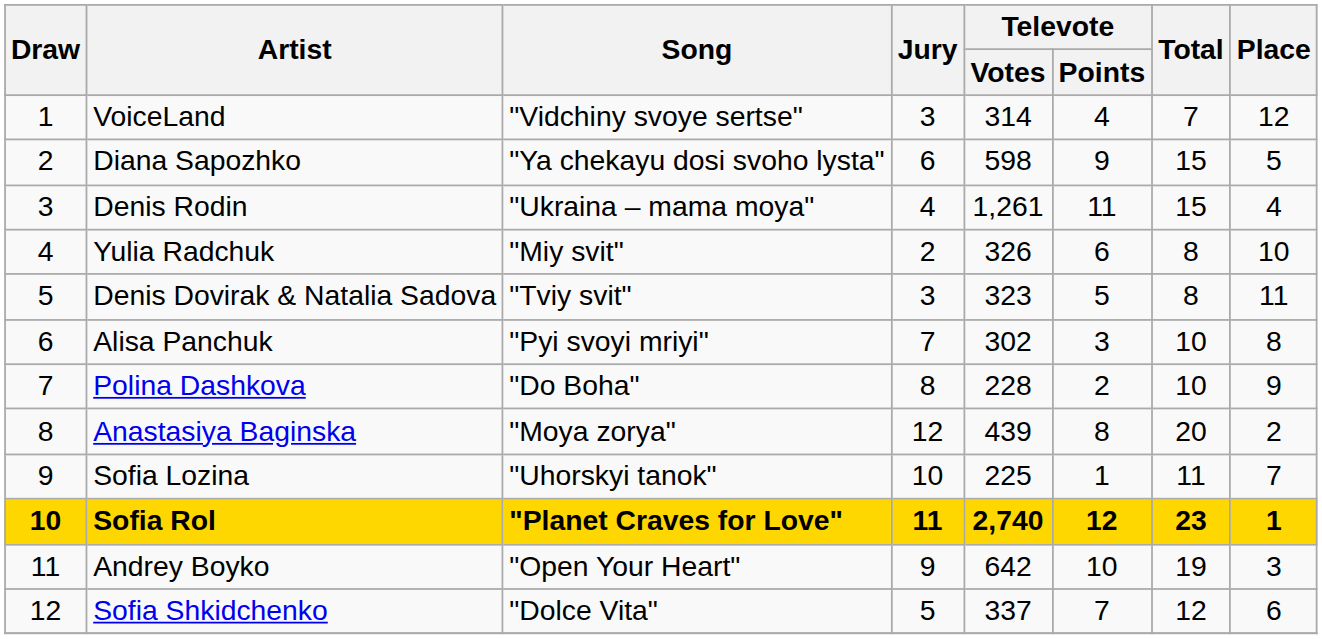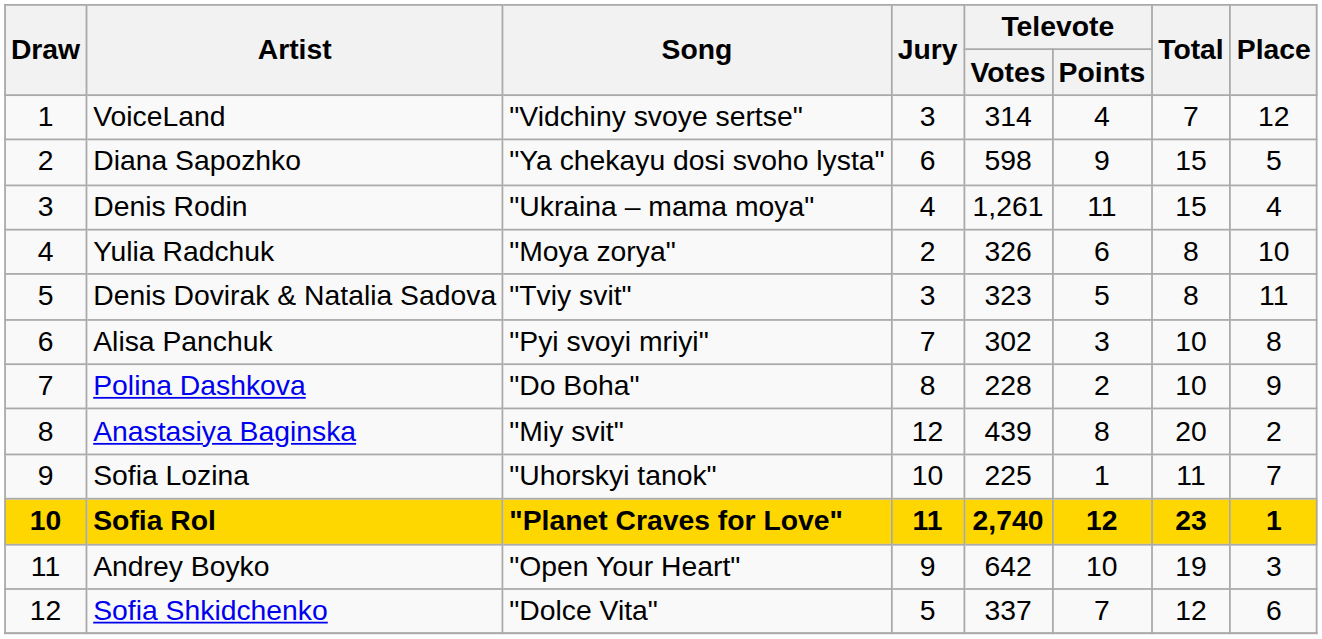(566, 251) "Miy svit" -> (592, 251) "Moya zorya"
(592, 431) "Moya zorya" -> (566, 431) "Miy svit"
